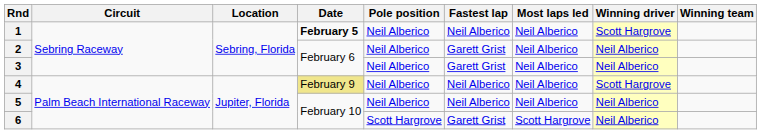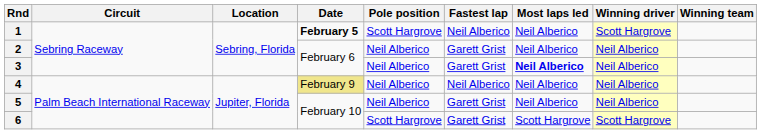(398, 31) Neil Alberico -> (404, 31) Scott Hargrove
(547, 66) normal -> (549, 66) bold
(633, 84) Scott Hargrove -> (627, 84) Neil Alberico
(478, 102) Neil Alberico -> (476, 102) Garett Grist
(627, 120) Neil Alberico -> (633, 120) Scott Hargrove
